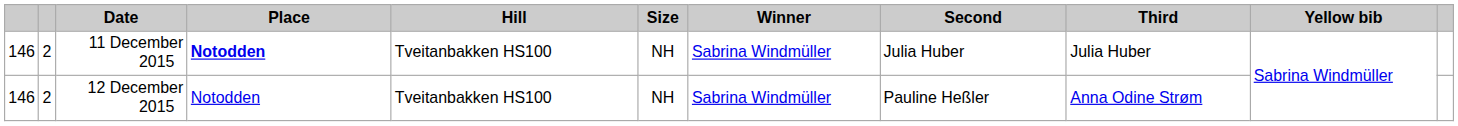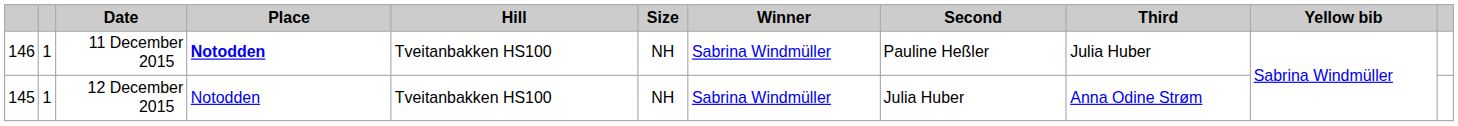(47, 52) 2 -> (47, 52) 1
(924, 52) Julia Huber -> (936, 52) Pauline Heßler
(22, 97) 146 -> (22, 97) 145
(47, 97) 2 -> (47, 97) 1
(936, 97) Pauline Heßler -> (924, 97) Julia Huber
